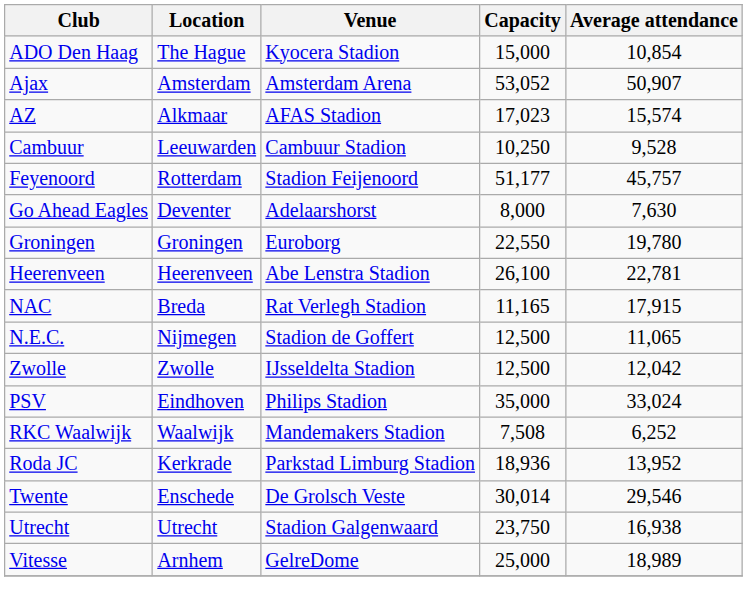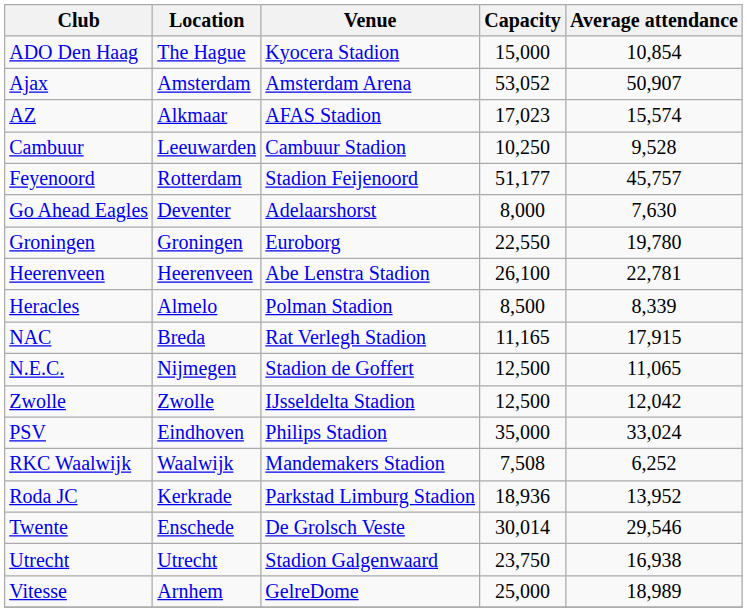+ row: (44, 305)
